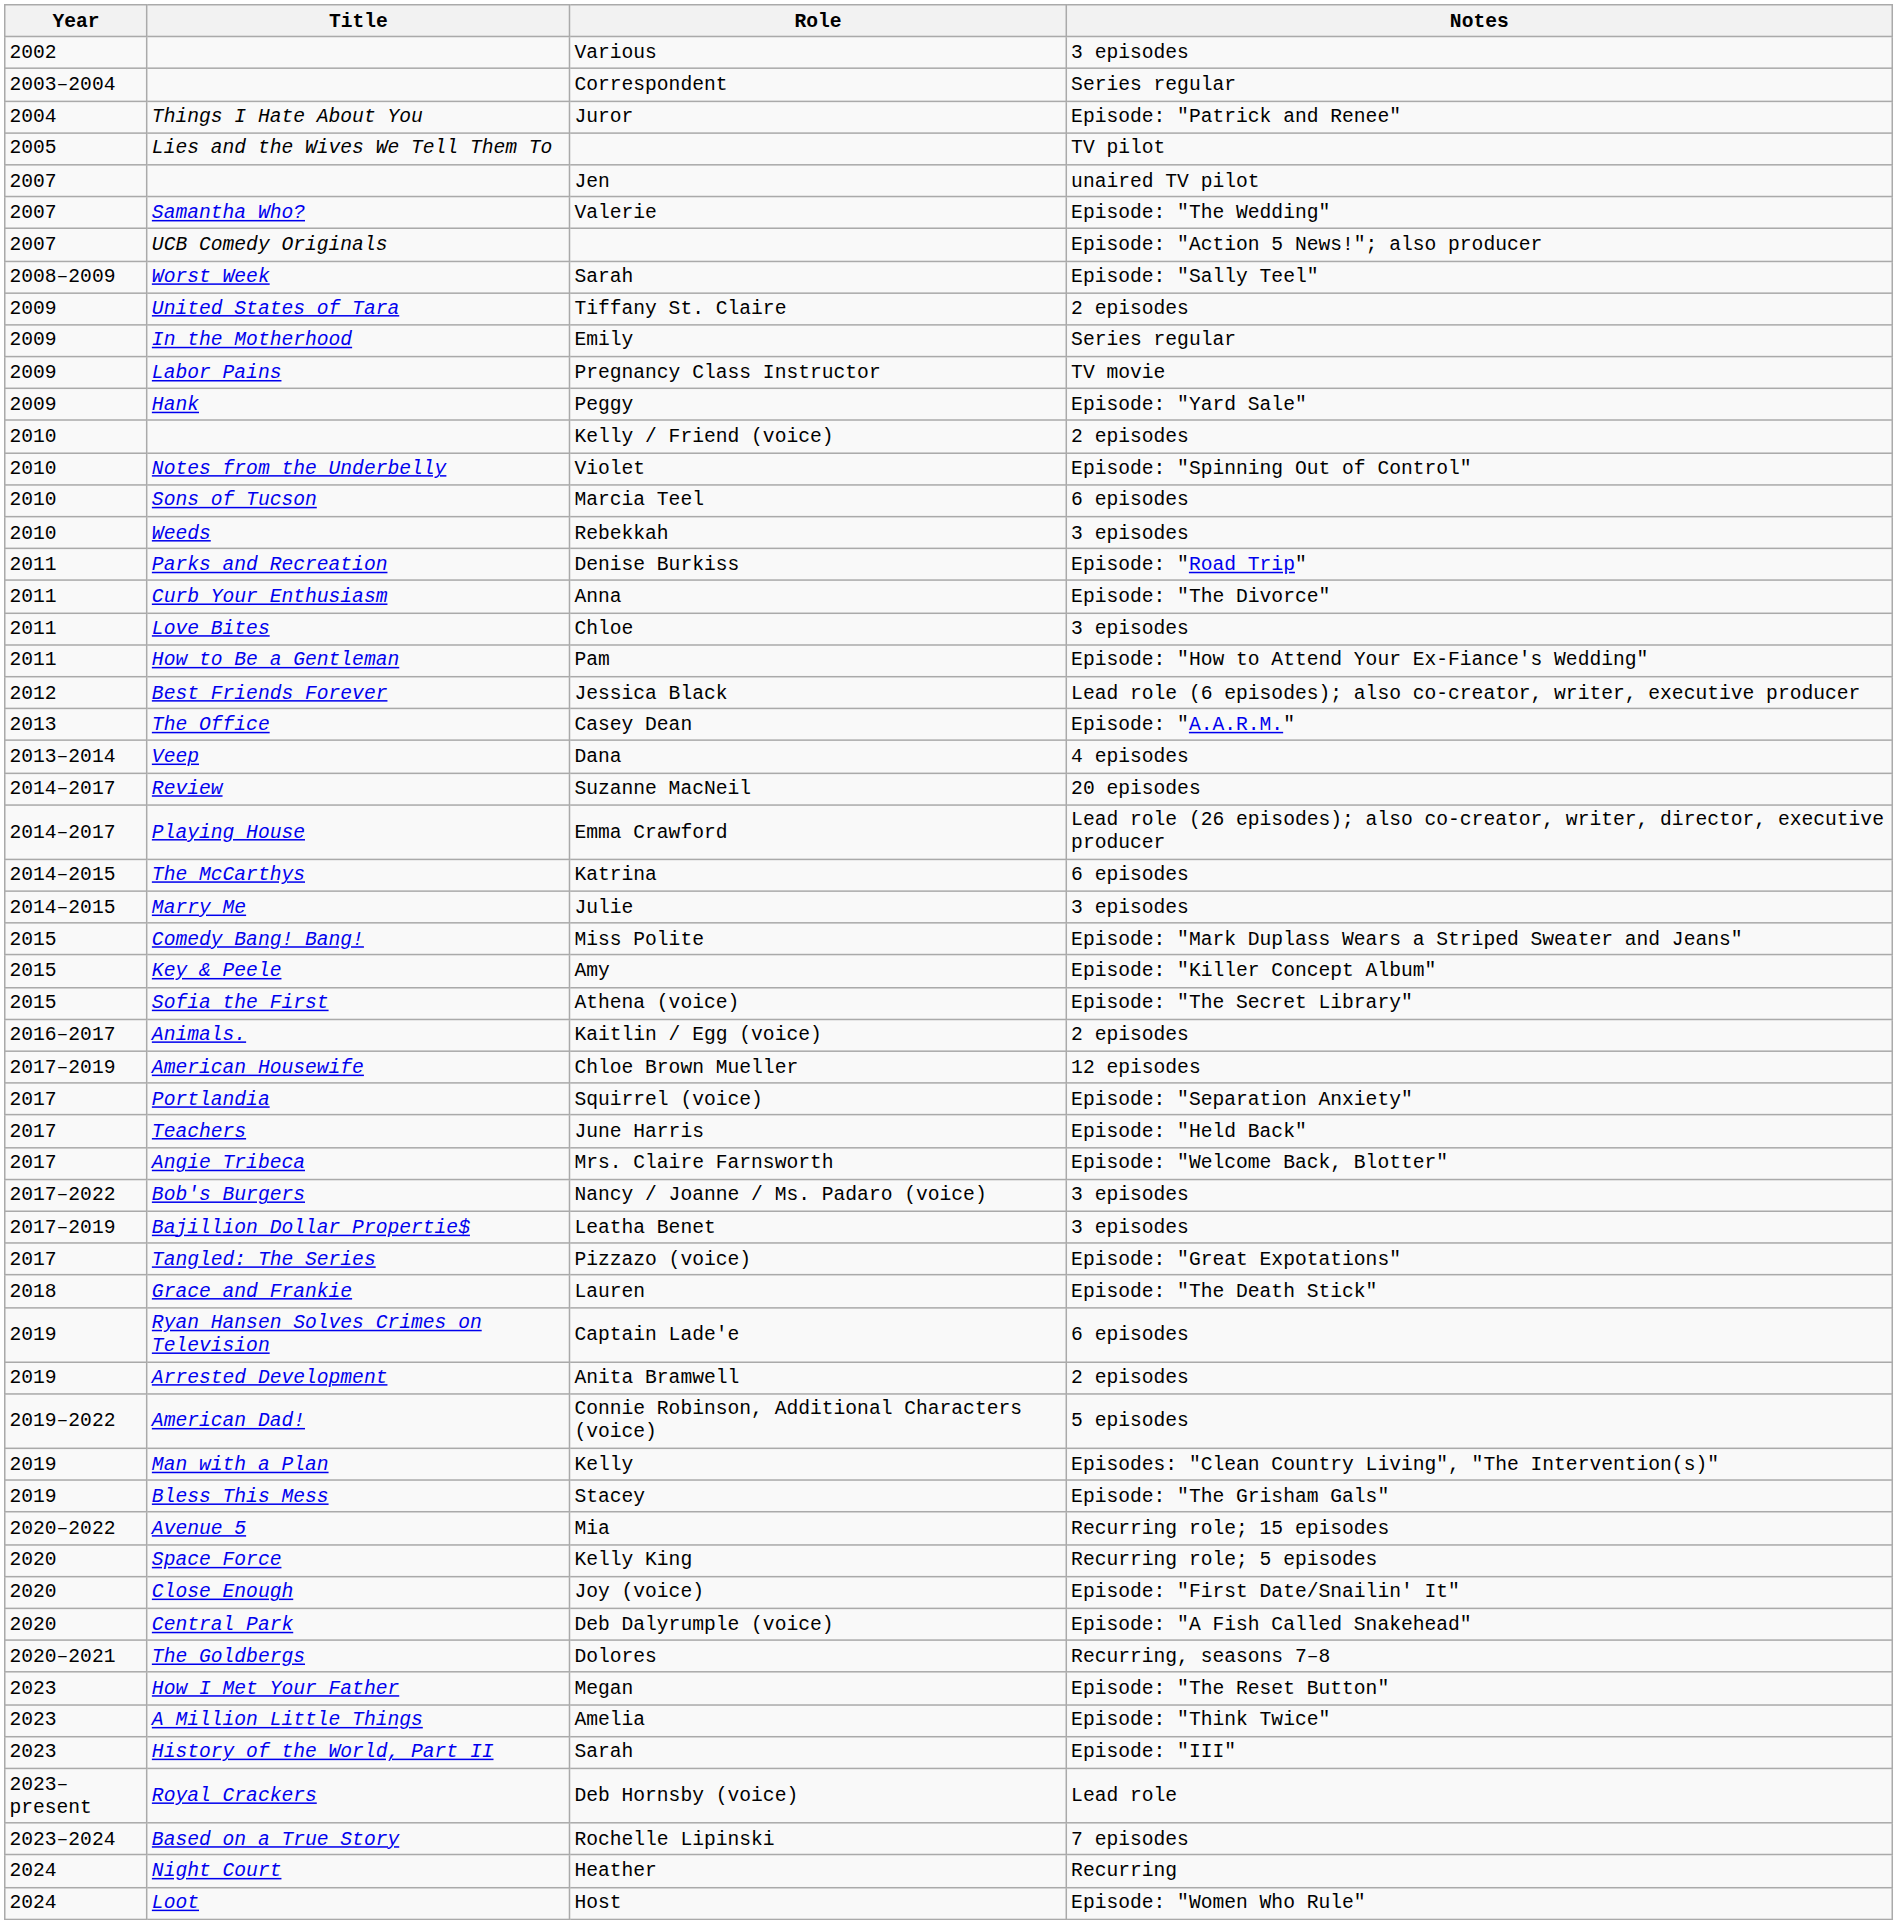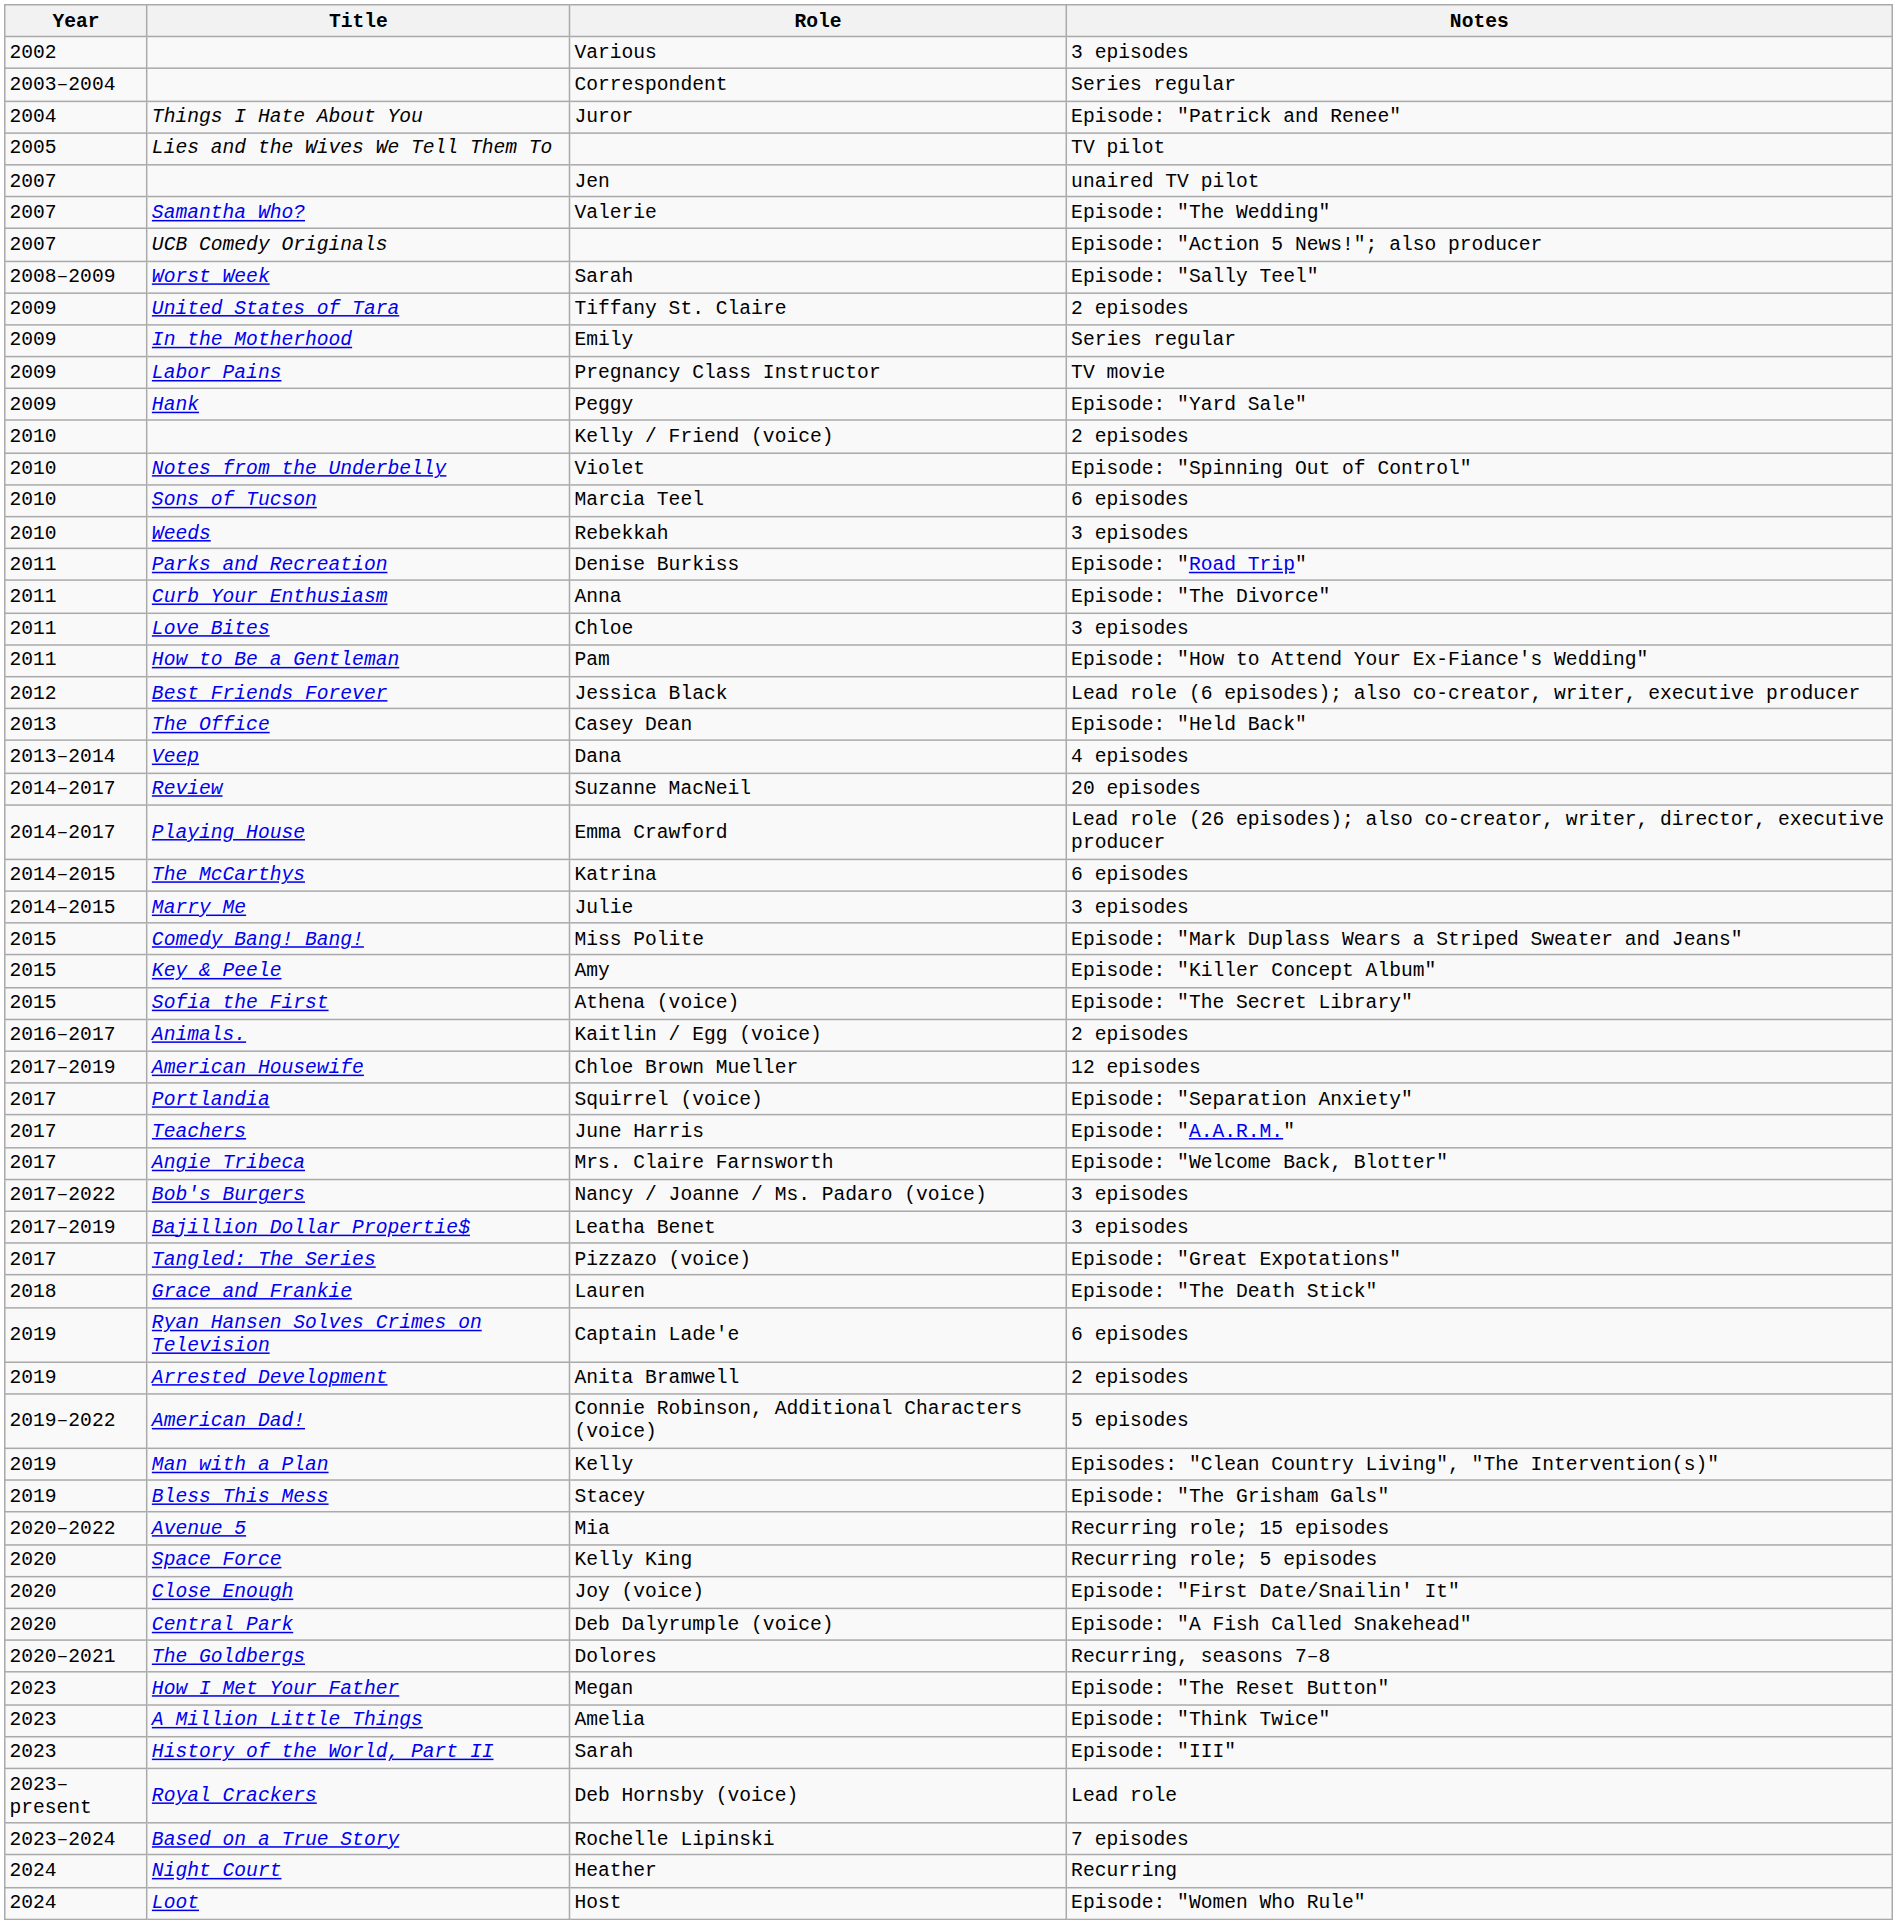(1183, 725) Episode: "A.A.R.M." -> (1189, 725) Episode: "Held Back"
(1189, 1131) Episode: "Held Back" -> (1183, 1131) Episode: "A.A.R.M."
